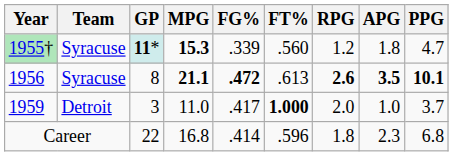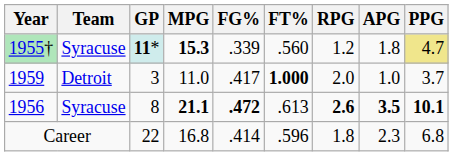(433, 48) no background -> (433, 48) khaki background
rows swapped: (26, 77) <-> (26, 107)
